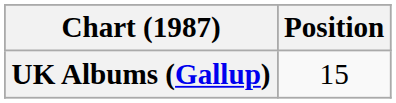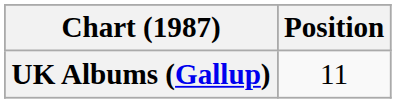(334, 73) 15 -> (334, 73) 11
